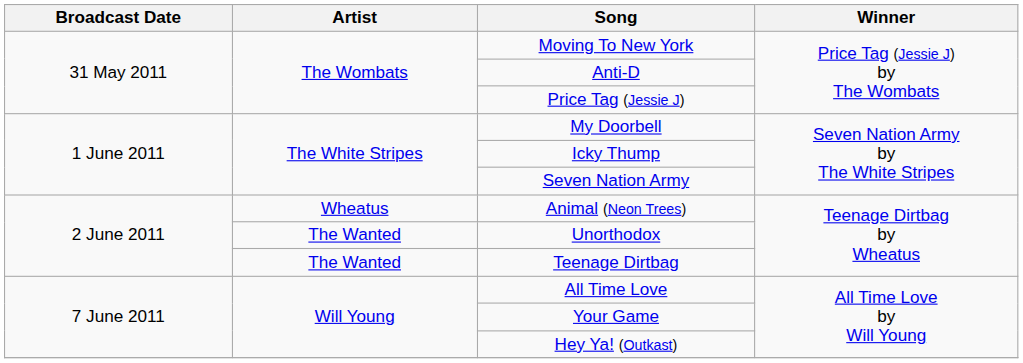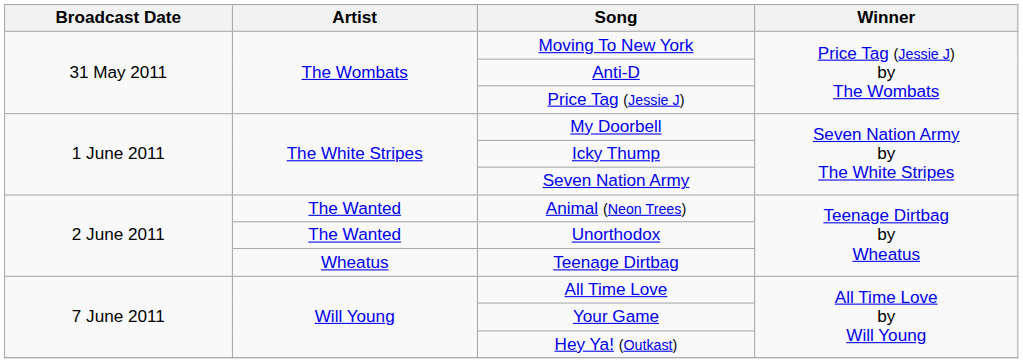(355, 208) Wheatus -> (355, 208) The Wanted
(355, 262) The Wanted -> (355, 262) Wheatus
